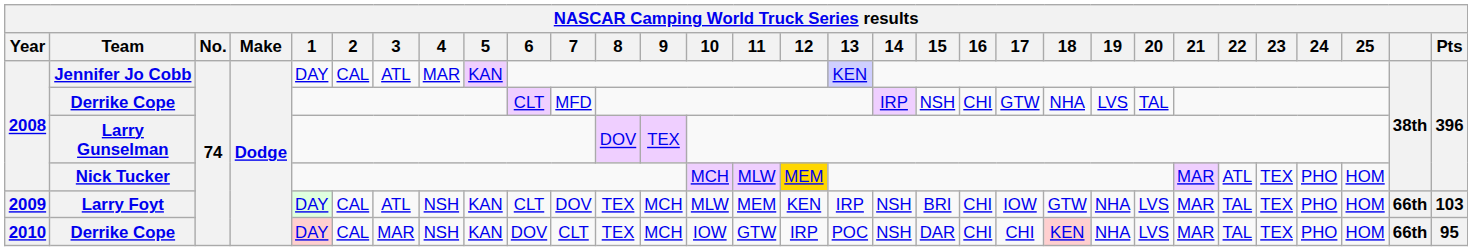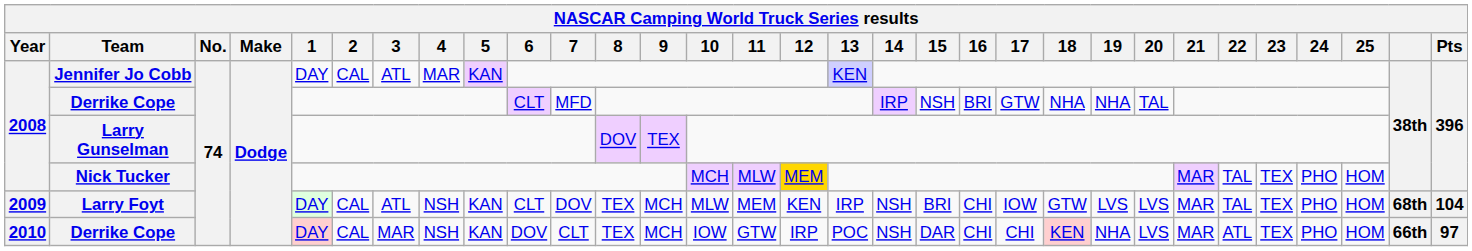(978, 102) CHI -> (978, 102) BRI
(1113, 102) LVS -> (1113, 102) NHA
(1237, 177) ATL -> (1237, 177) TAL
(1113, 204) NHA -> (1113, 204) LVS
(1410, 204) 66th -> (1410, 204) 68th
(1449, 204) 103 -> (1449, 204) 104
(1237, 232) TAL -> (1237, 232) ATL
(1449, 232) 95 -> (1449, 232) 97
